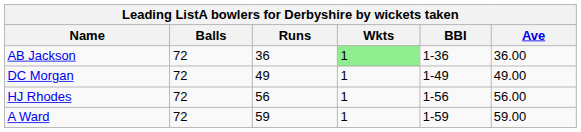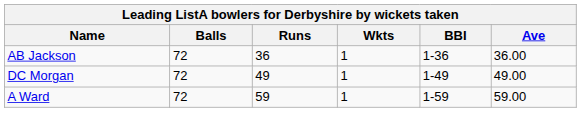(344, 55) lightgreen background -> (344, 55) no background
- row: (39, 96)
